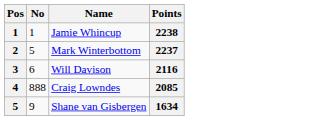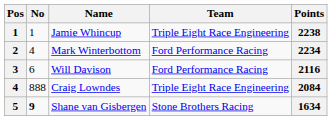+ column: (220, 13)
(32, 51) 5 -> (32, 51) 4
(167, 51) 2237 -> (309, 51) 2234
(167, 88) 2085 -> (309, 88) 2084
(32, 106) normal -> (32, 106) bold
